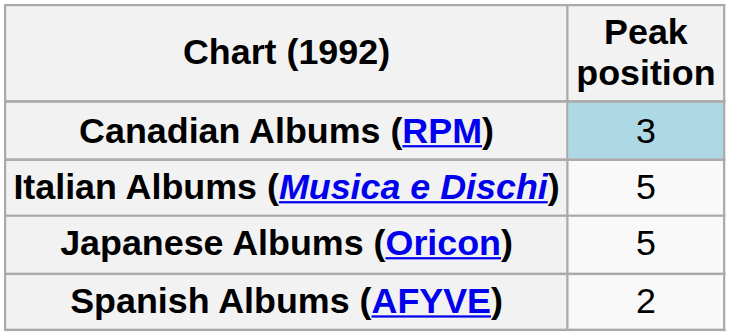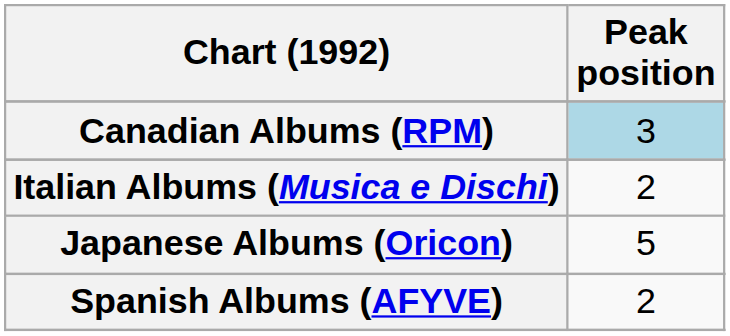(646, 186) 5 -> (646, 186) 2
